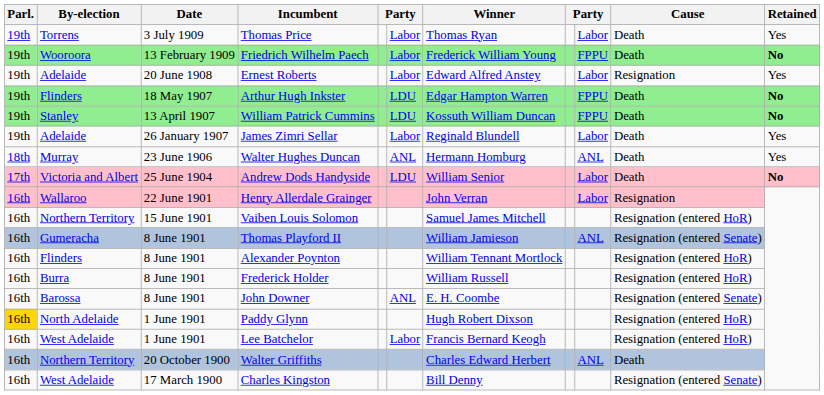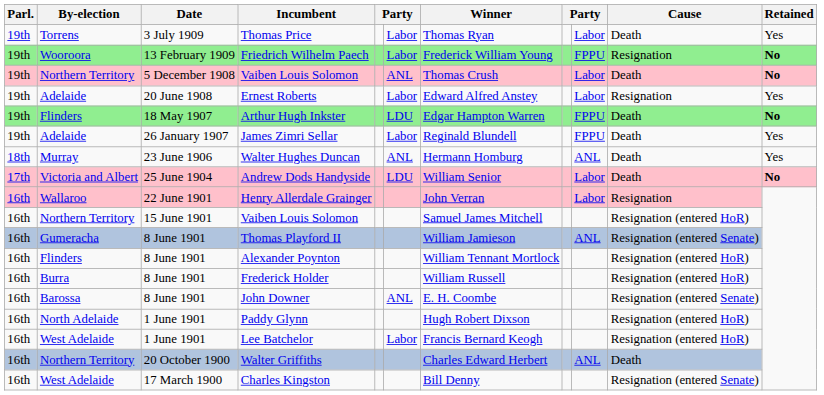(629, 55) Death -> (641, 55) Resignation
+ row: (189, 75)
- row: (179, 116)
(593, 136) Labor -> (590, 136) FPPU
(19, 319) gold background -> (19, 319) no background
